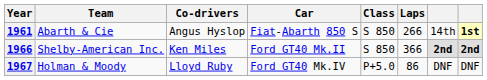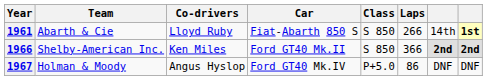(207, 31) Angus Hyslop -> (201, 31) Lloyd Ruby
(201, 66) Lloyd Ruby -> (207, 66) Angus Hyslop
